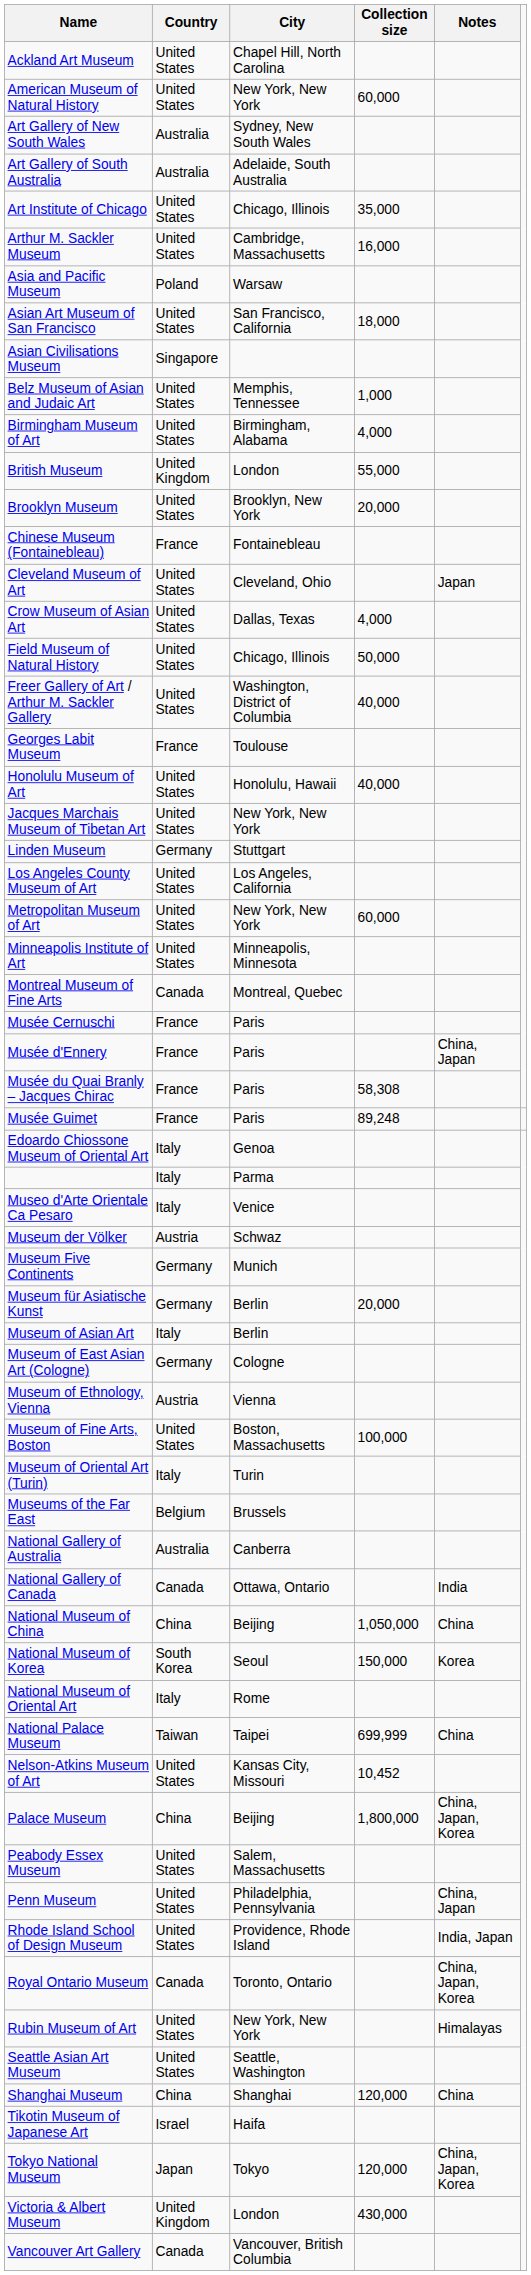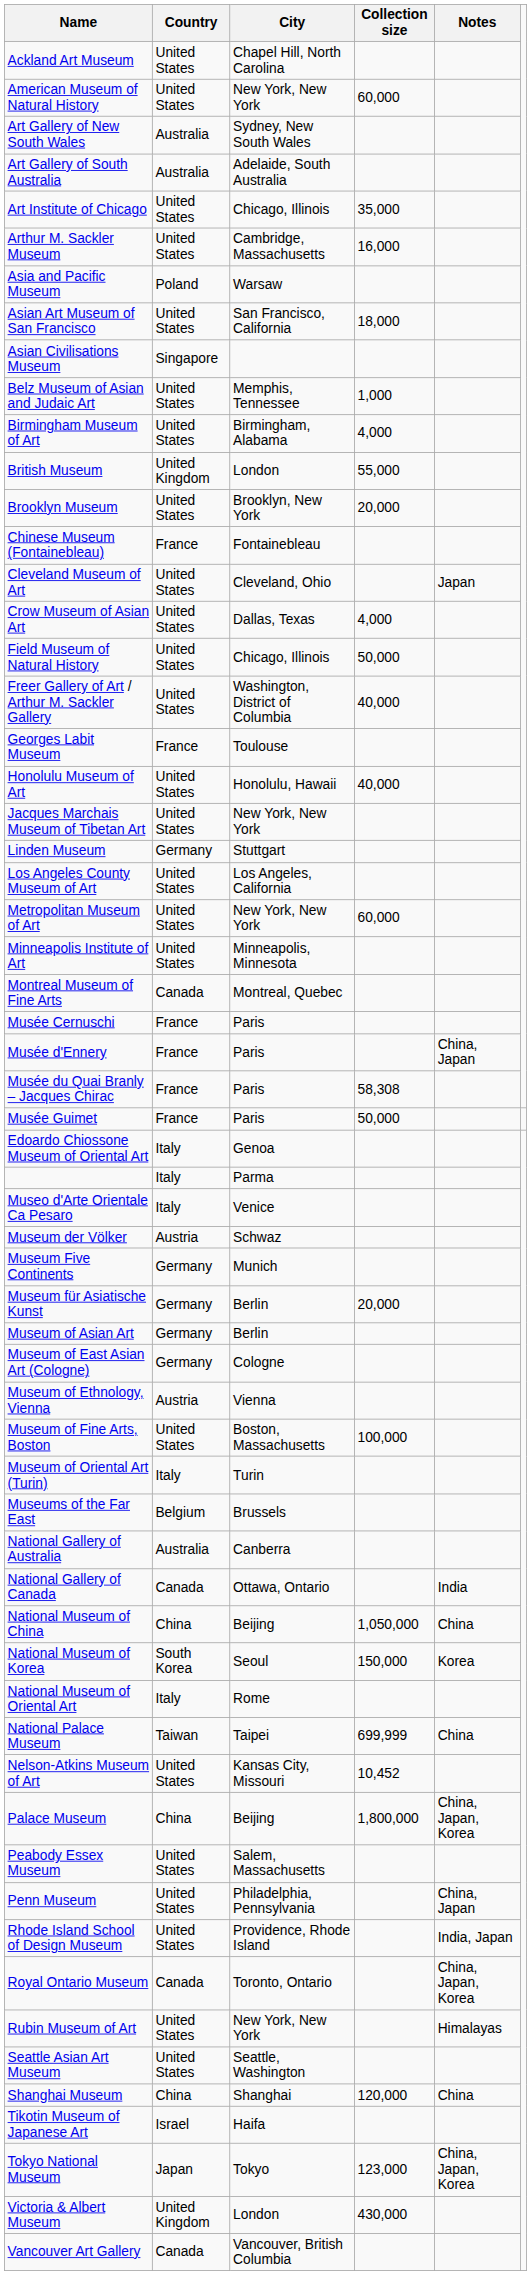(379, 1119) 89,248 -> (379, 1119) 50,000
(168, 1333) Italy -> (184, 1333) Germany
(382, 2169) 120,000 -> (382, 2169) 123,000
